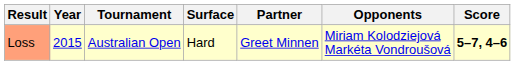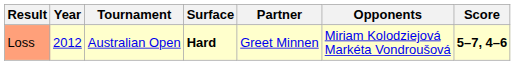(67, 42) 2015 -> (67, 42) 2012
(201, 42) normal -> (201, 42) bold
